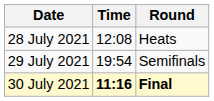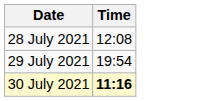- column: (172, 15)
